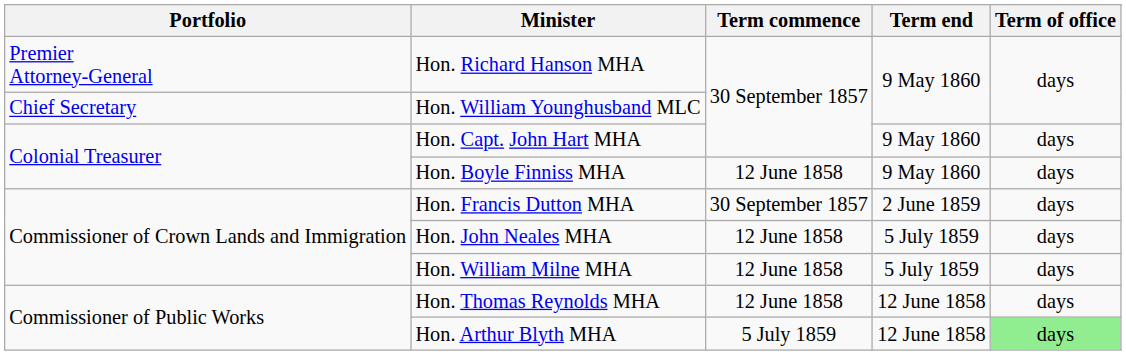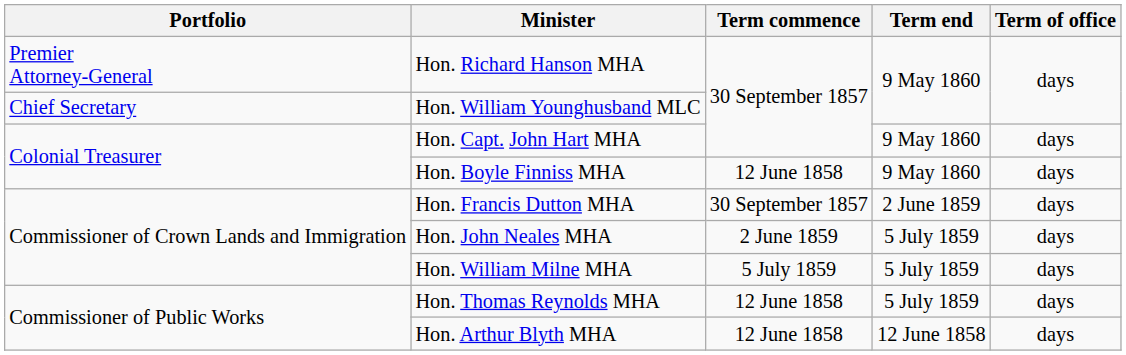(789, 236) 12 June 1858 -> (789, 236) 2 June 1859
(789, 269) 12 June 1858 -> (789, 269) 5 July 1859
(931, 301) 12 June 1858 -> (931, 301) 5 July 1859
(789, 333) 5 July 1859 -> (789, 333) 12 June 1858
(1055, 333) lightgreen background -> (1055, 333) no background
